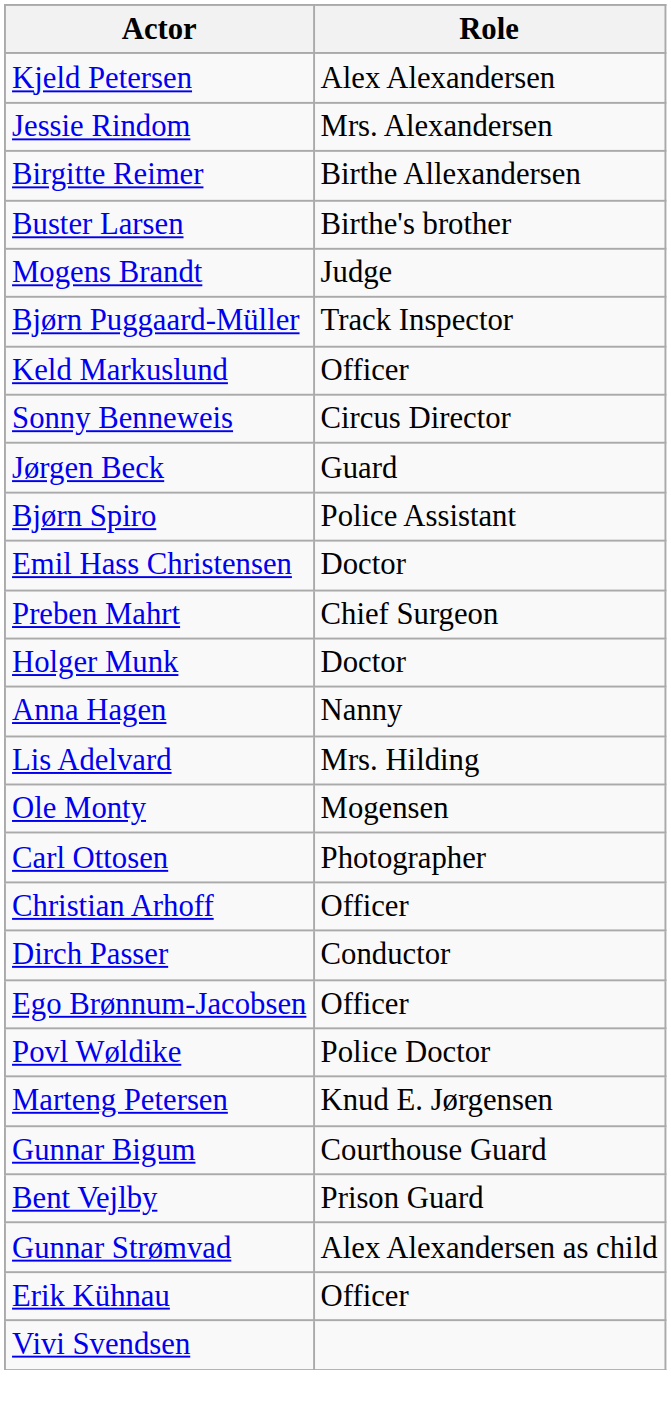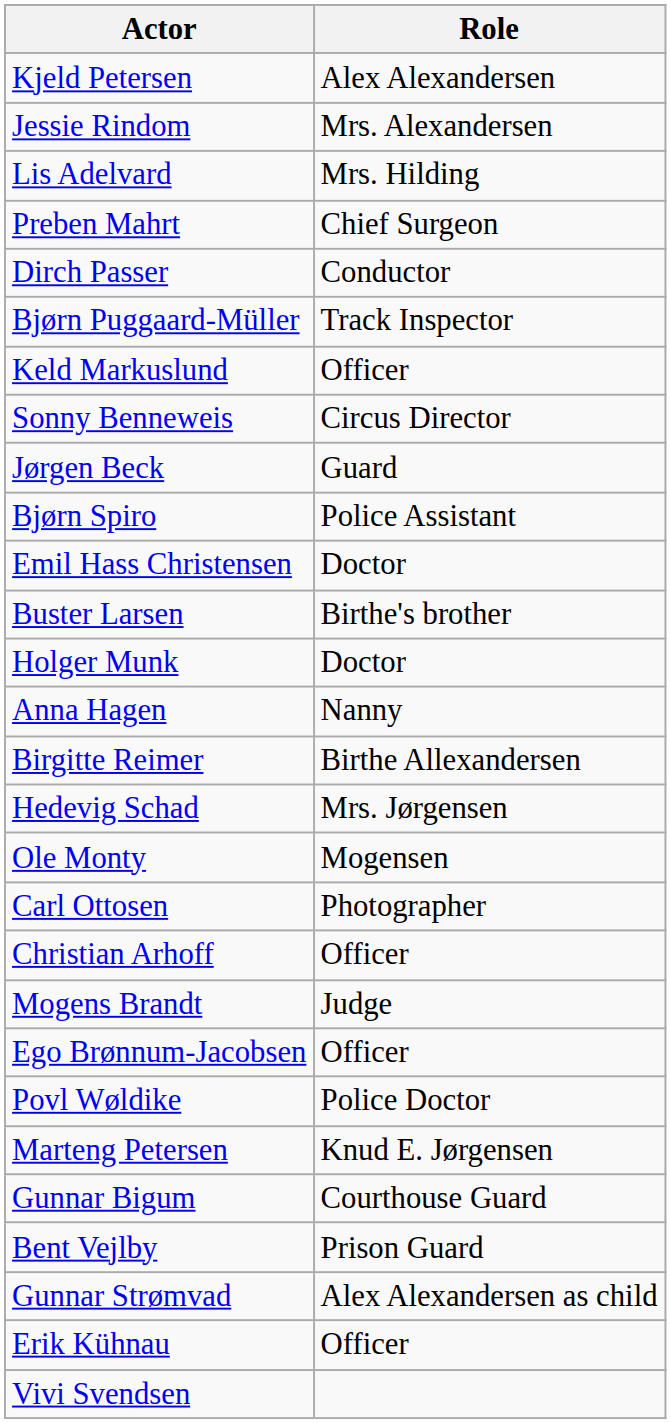rows swapped: (108, 175) <-> (92, 759)
rows swapped: (98, 223) <-> (96, 613)
rows swapped: (90, 954) <-> (107, 272)
+ row: (105, 808)
